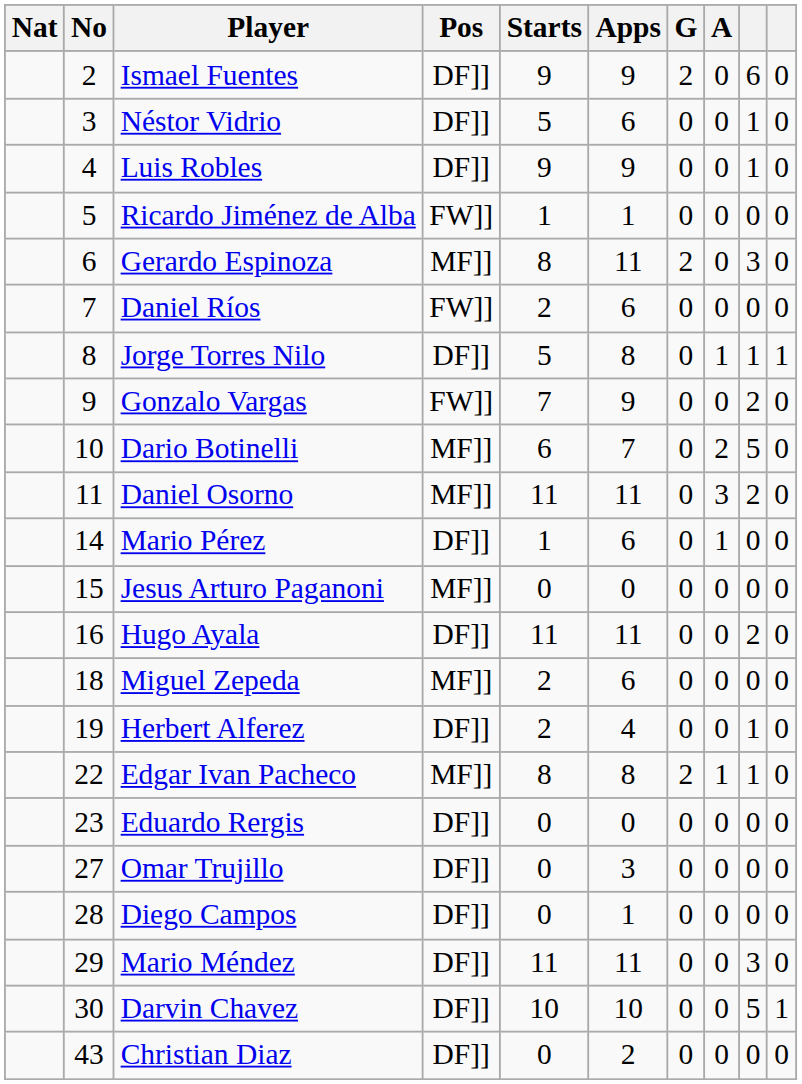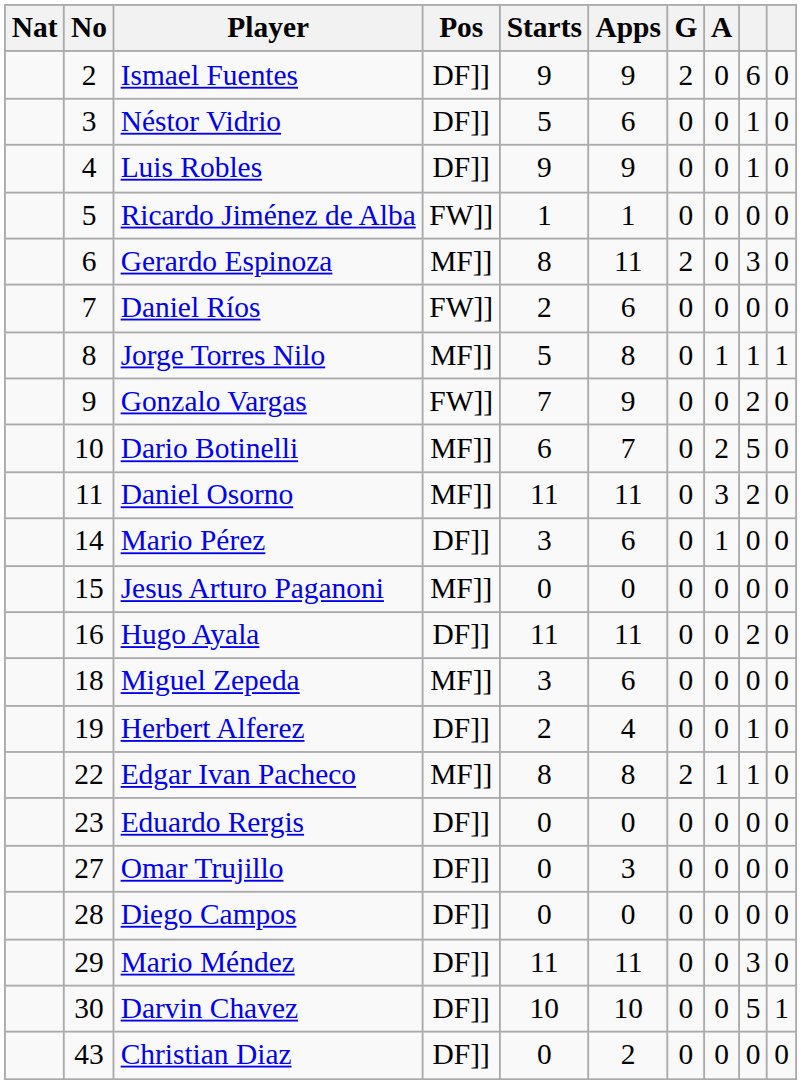(461, 354) DF]] -> (461, 354) MF]]
(544, 541) 1 -> (544, 541) 3
(544, 681) 2 -> (544, 681) 3
(628, 914) 1 -> (628, 914) 0
